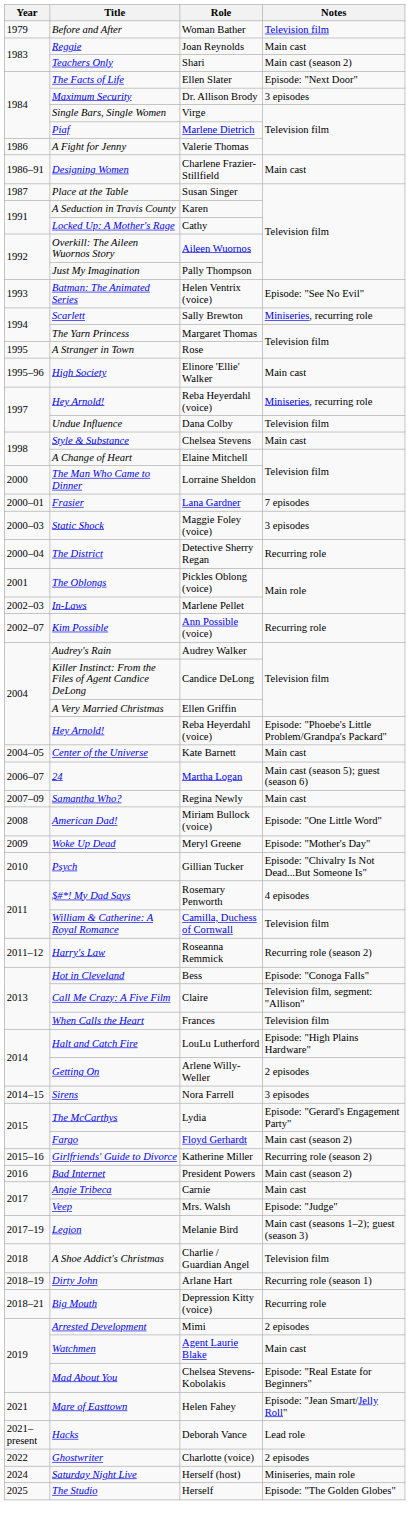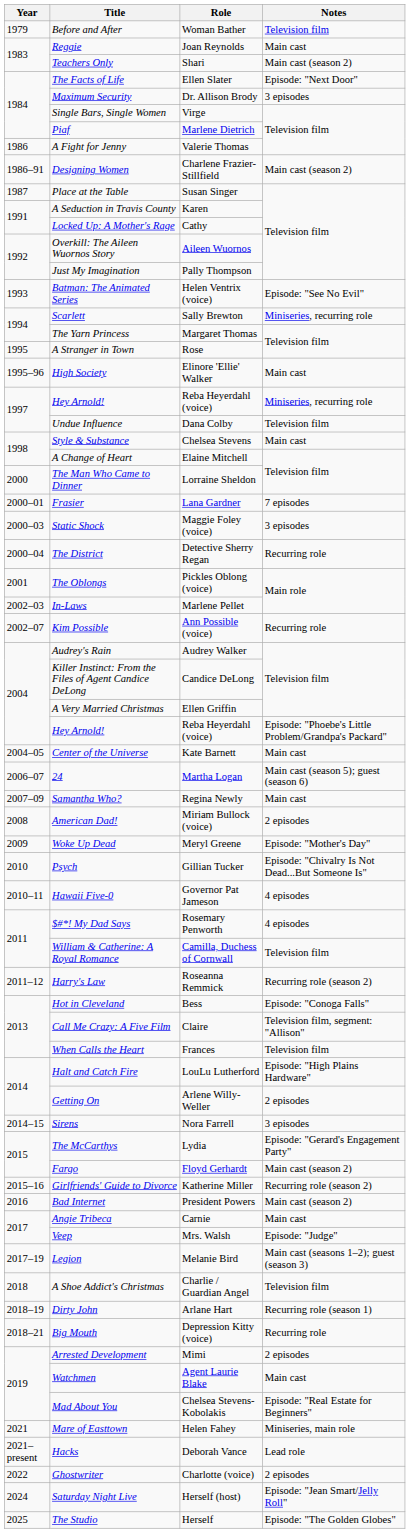(285, 169) Main cast -> (308, 169) Main cast (season 2)
(323, 821) Episode: "One Little Word" -> (287, 821) 2 episodes
+ row: (25, 895)
(322, 1406) Episode: "Jean Smart/Jelly Roll" -> (310, 1429) Miniseries, main role
(310, 1474) Miniseries, main role -> (322, 1497) Episode: "Jean Smart/Jelly Roll"
